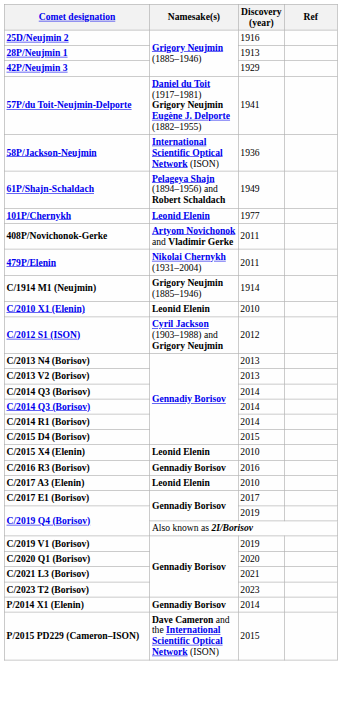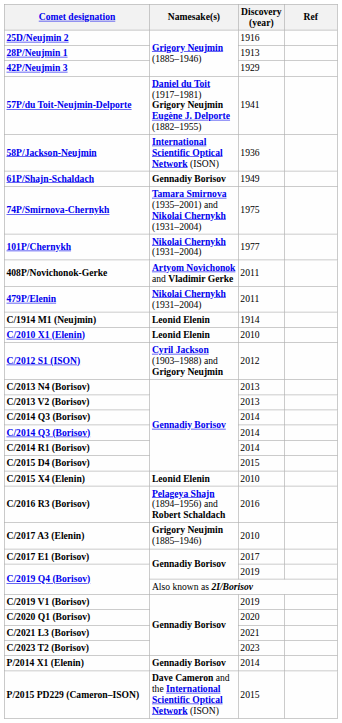(189, 189) Pelageya Shajn (1894–1956) and Robert Schaldach -> (189, 179) Gennadiy Borisov
+ row: (58, 210)
(181, 215) Leonid Elenin -> (189, 247) Nikolai Chernykh (1931–2004)
(188, 288) Grigory Neujmin (1885–1946) -> (181, 319) Leonid Elenin
(189, 467) Gennadiy Borisov -> (189, 504) Pelageya Shajn (1894–1956) and Robert Schaldach
(181, 483) Leonid Elenin -> (188, 536) Grigory Neujmin (1885–1946)
